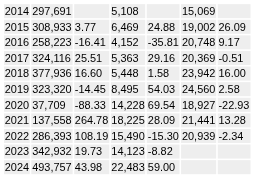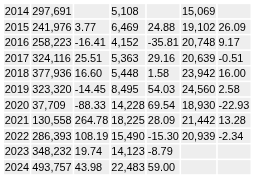(52, 27) 308,933 -> (52, 27) 241,976
(199, 27) 19,002 -> (199, 27) 19,102
(199, 58) 20,369 -> (199, 58) 20,639
(199, 105) 18,927 -> (199, 105) 18,930
(52, 120) 137,558 -> (52, 120) 130,558
(199, 120) 21,441 -> (199, 120) 21,442
(52, 152) 342,932 -> (52, 152) 348,232
(88, 152) 19.73 -> (88, 152) 19.74
(160, 152) -8.82 -> (160, 152) -8.79
